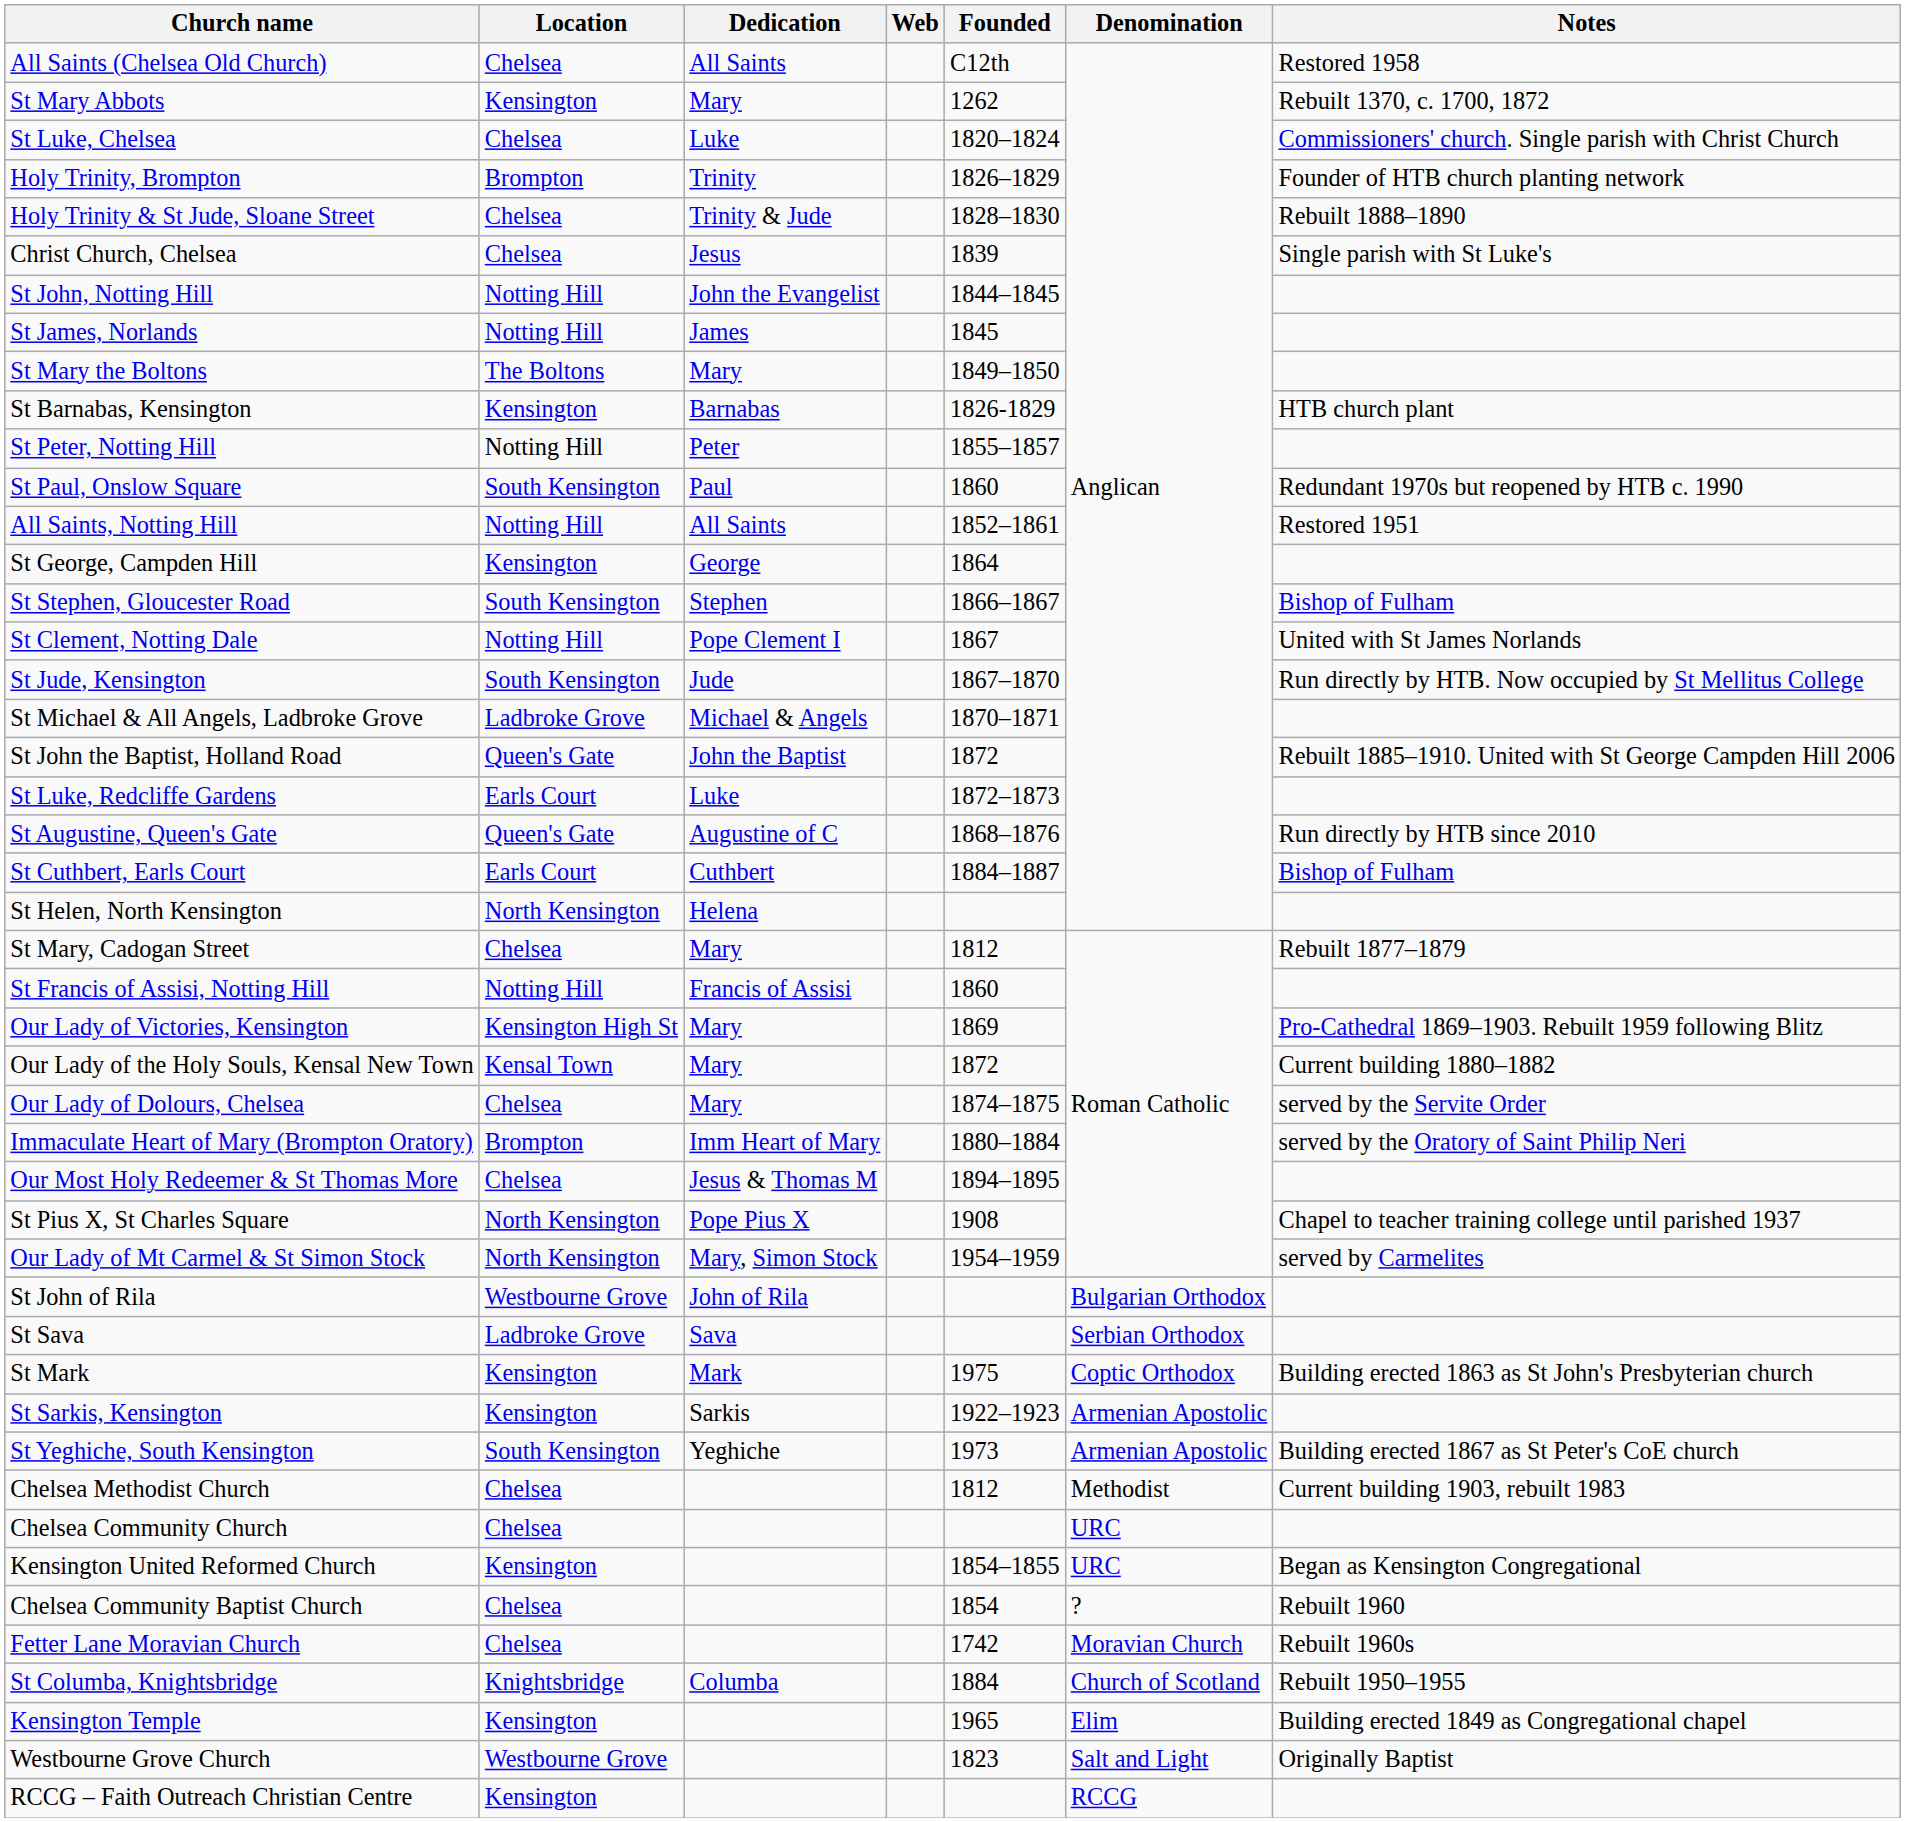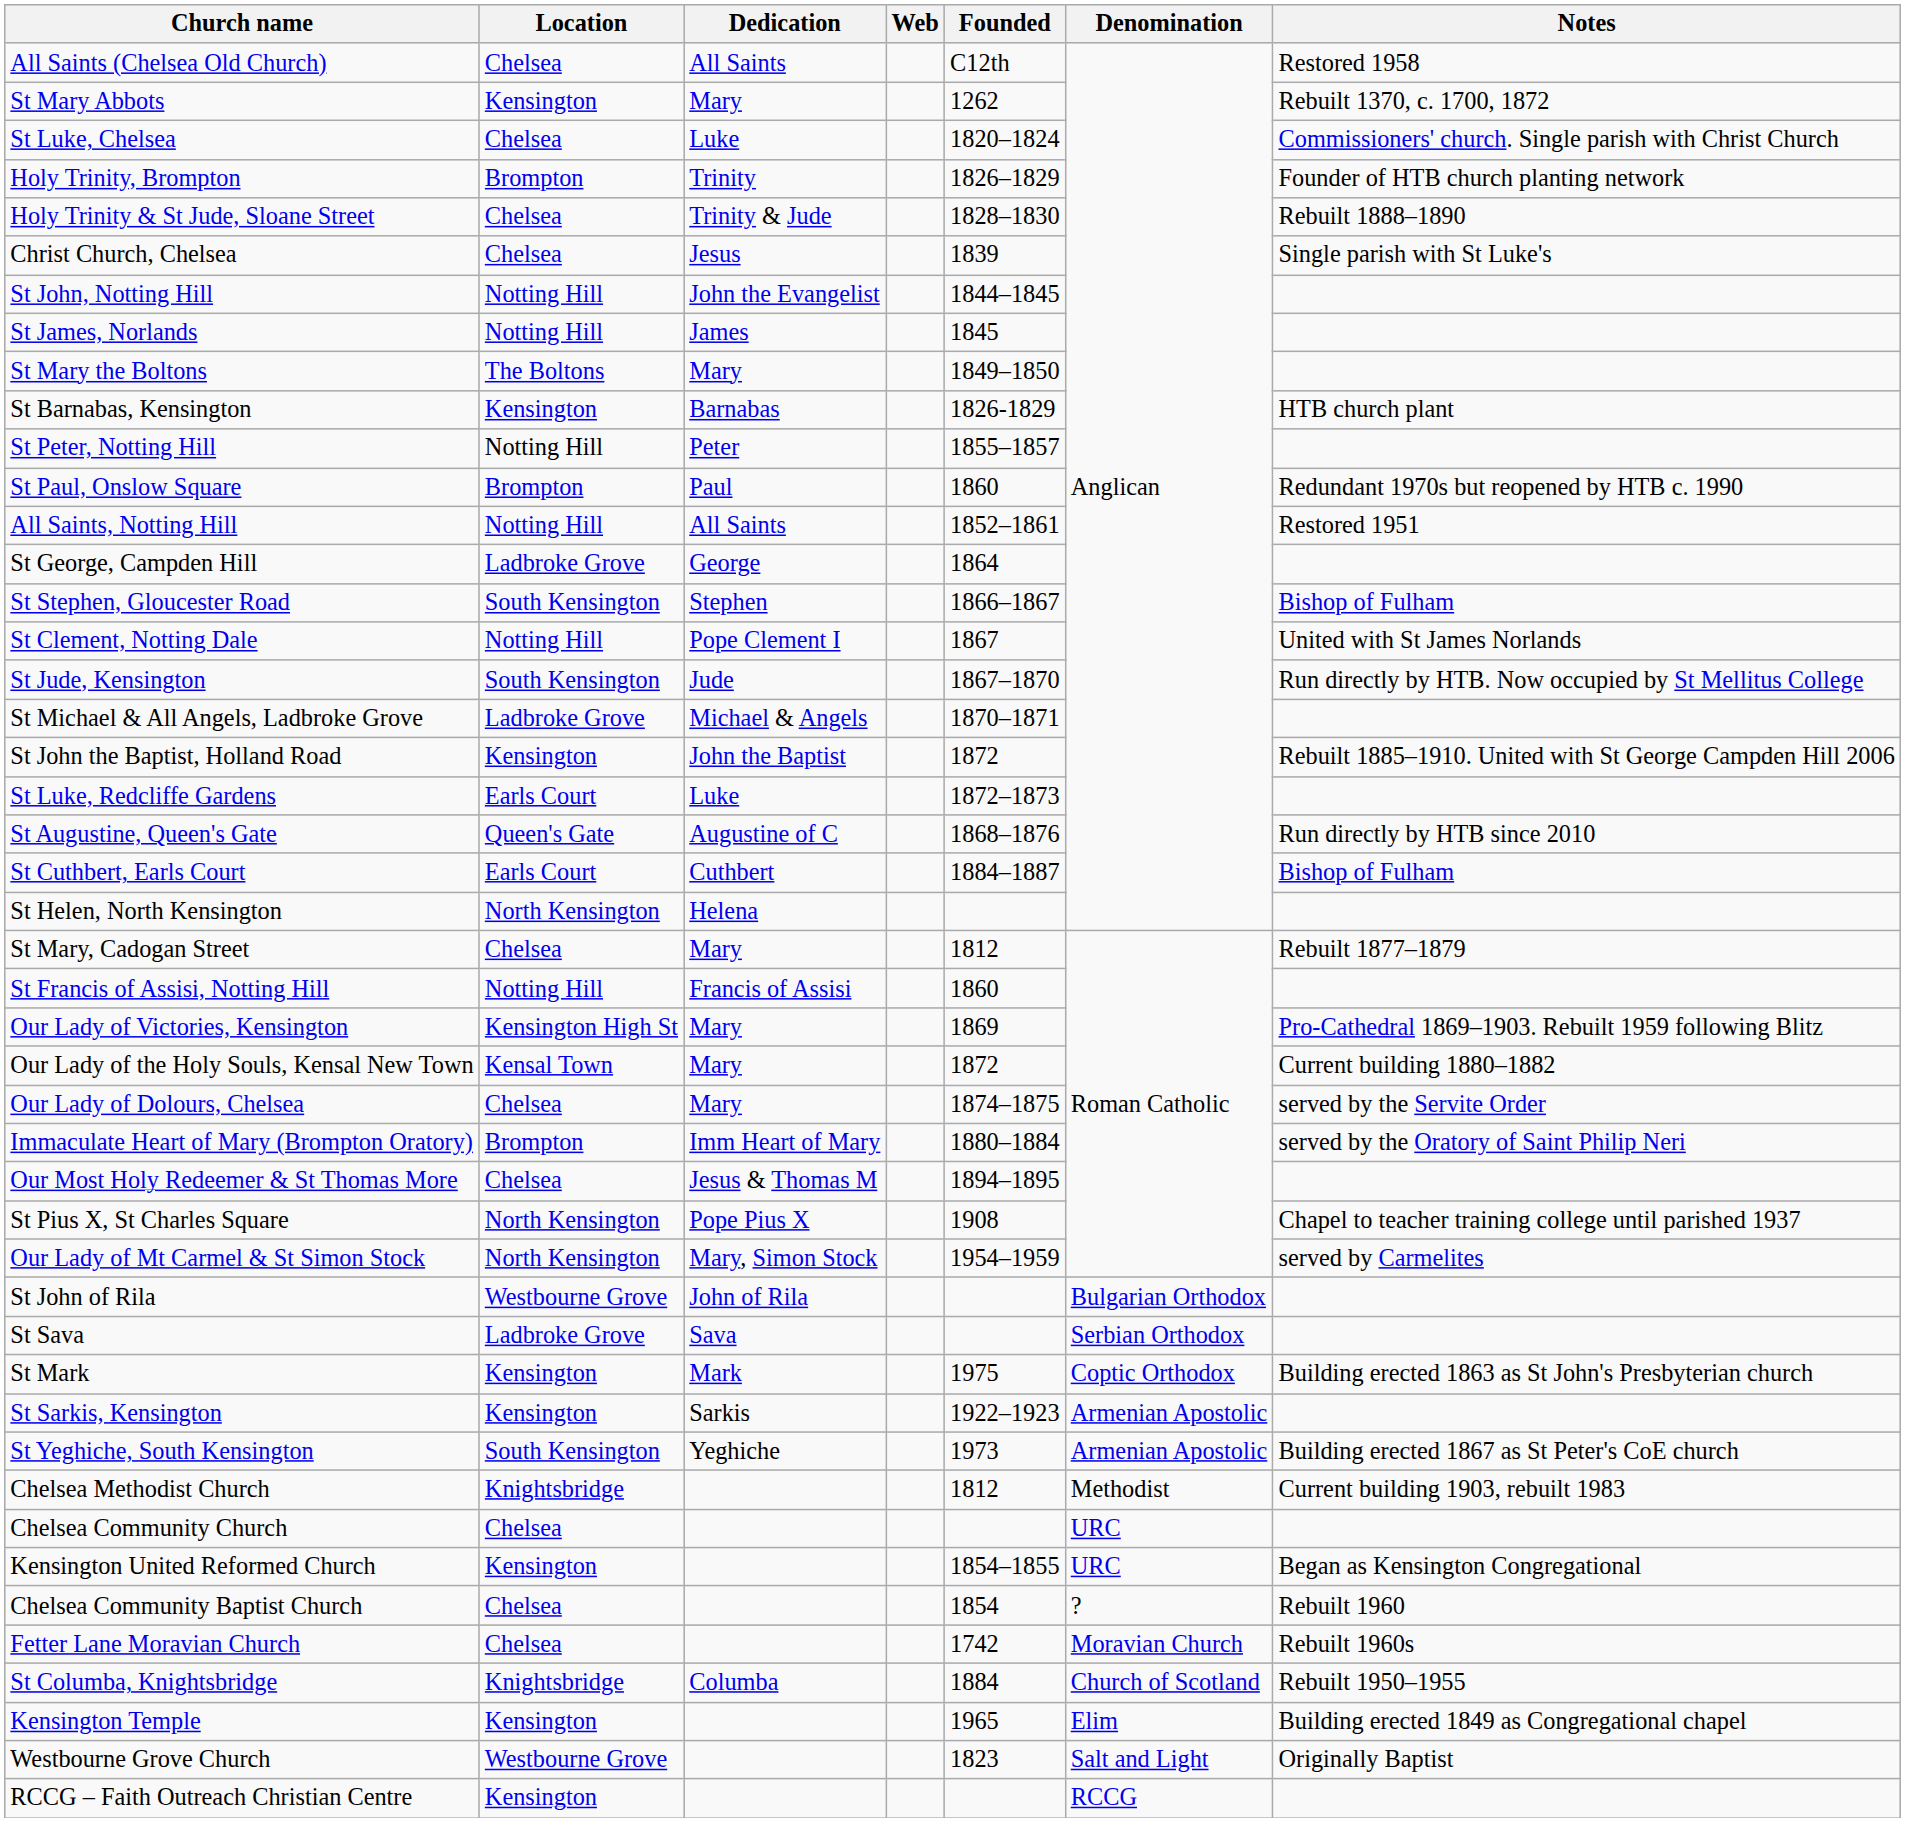(572, 486) South Kensington -> (534, 486) Brompton
(541, 563) Kensington -> (565, 563) Ladbroke Grove
(549, 756) Queen's Gate -> (541, 756) Kensington
(523, 1489) Chelsea -> (554, 1489) Knightsbridge
